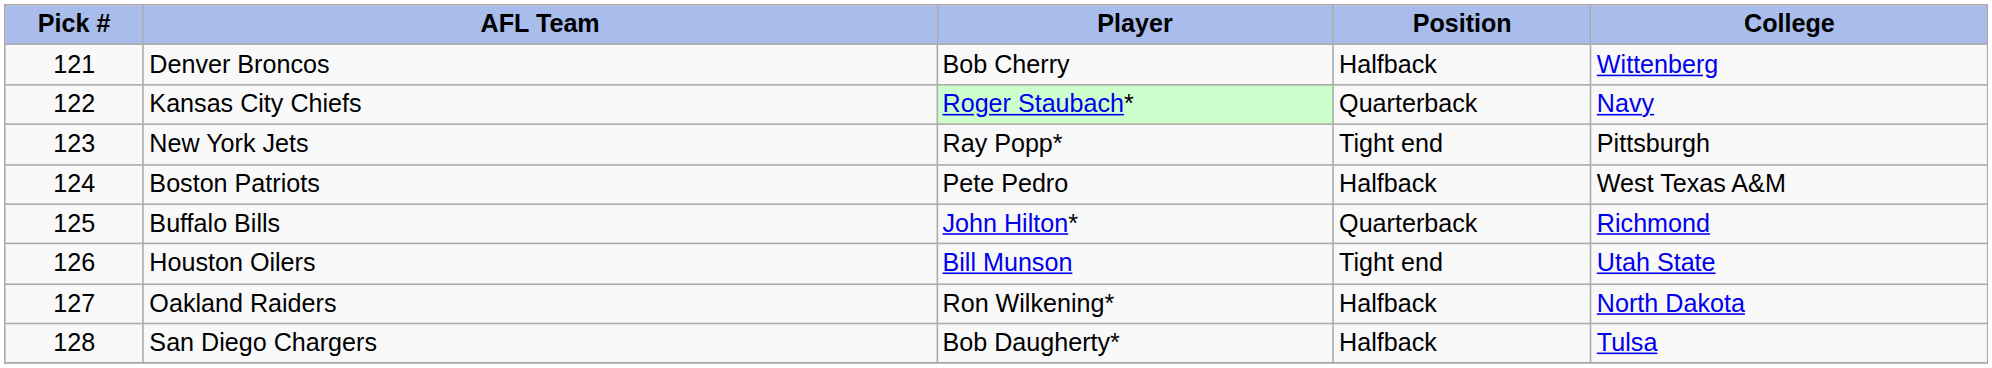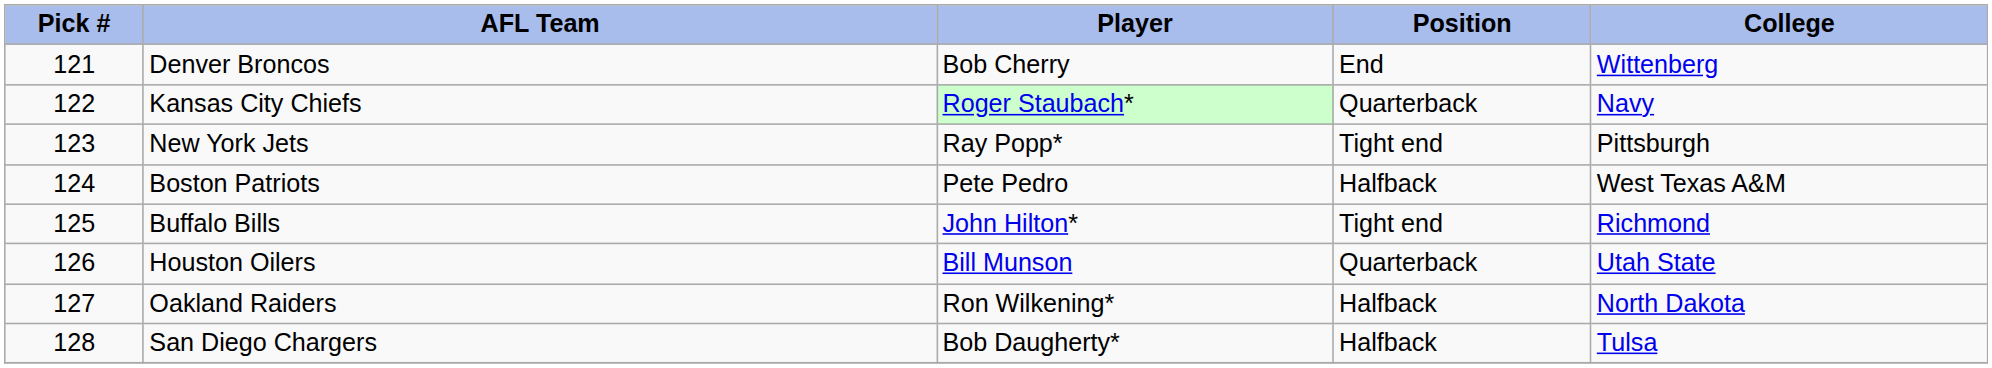(1388, 64) Halfback -> (1361, 64) End
(1408, 223) Quarterback -> (1391, 223) Tight end
(1391, 263) Tight end -> (1408, 263) Quarterback
